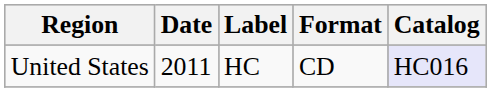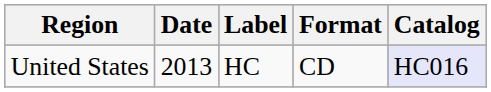(186, 65) 2011 -> (186, 65) 2013
